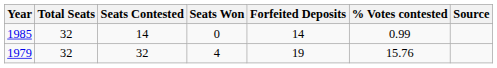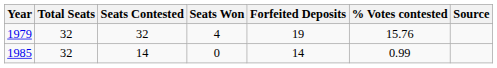rows swapped: (20, 53) <-> (20, 33)
